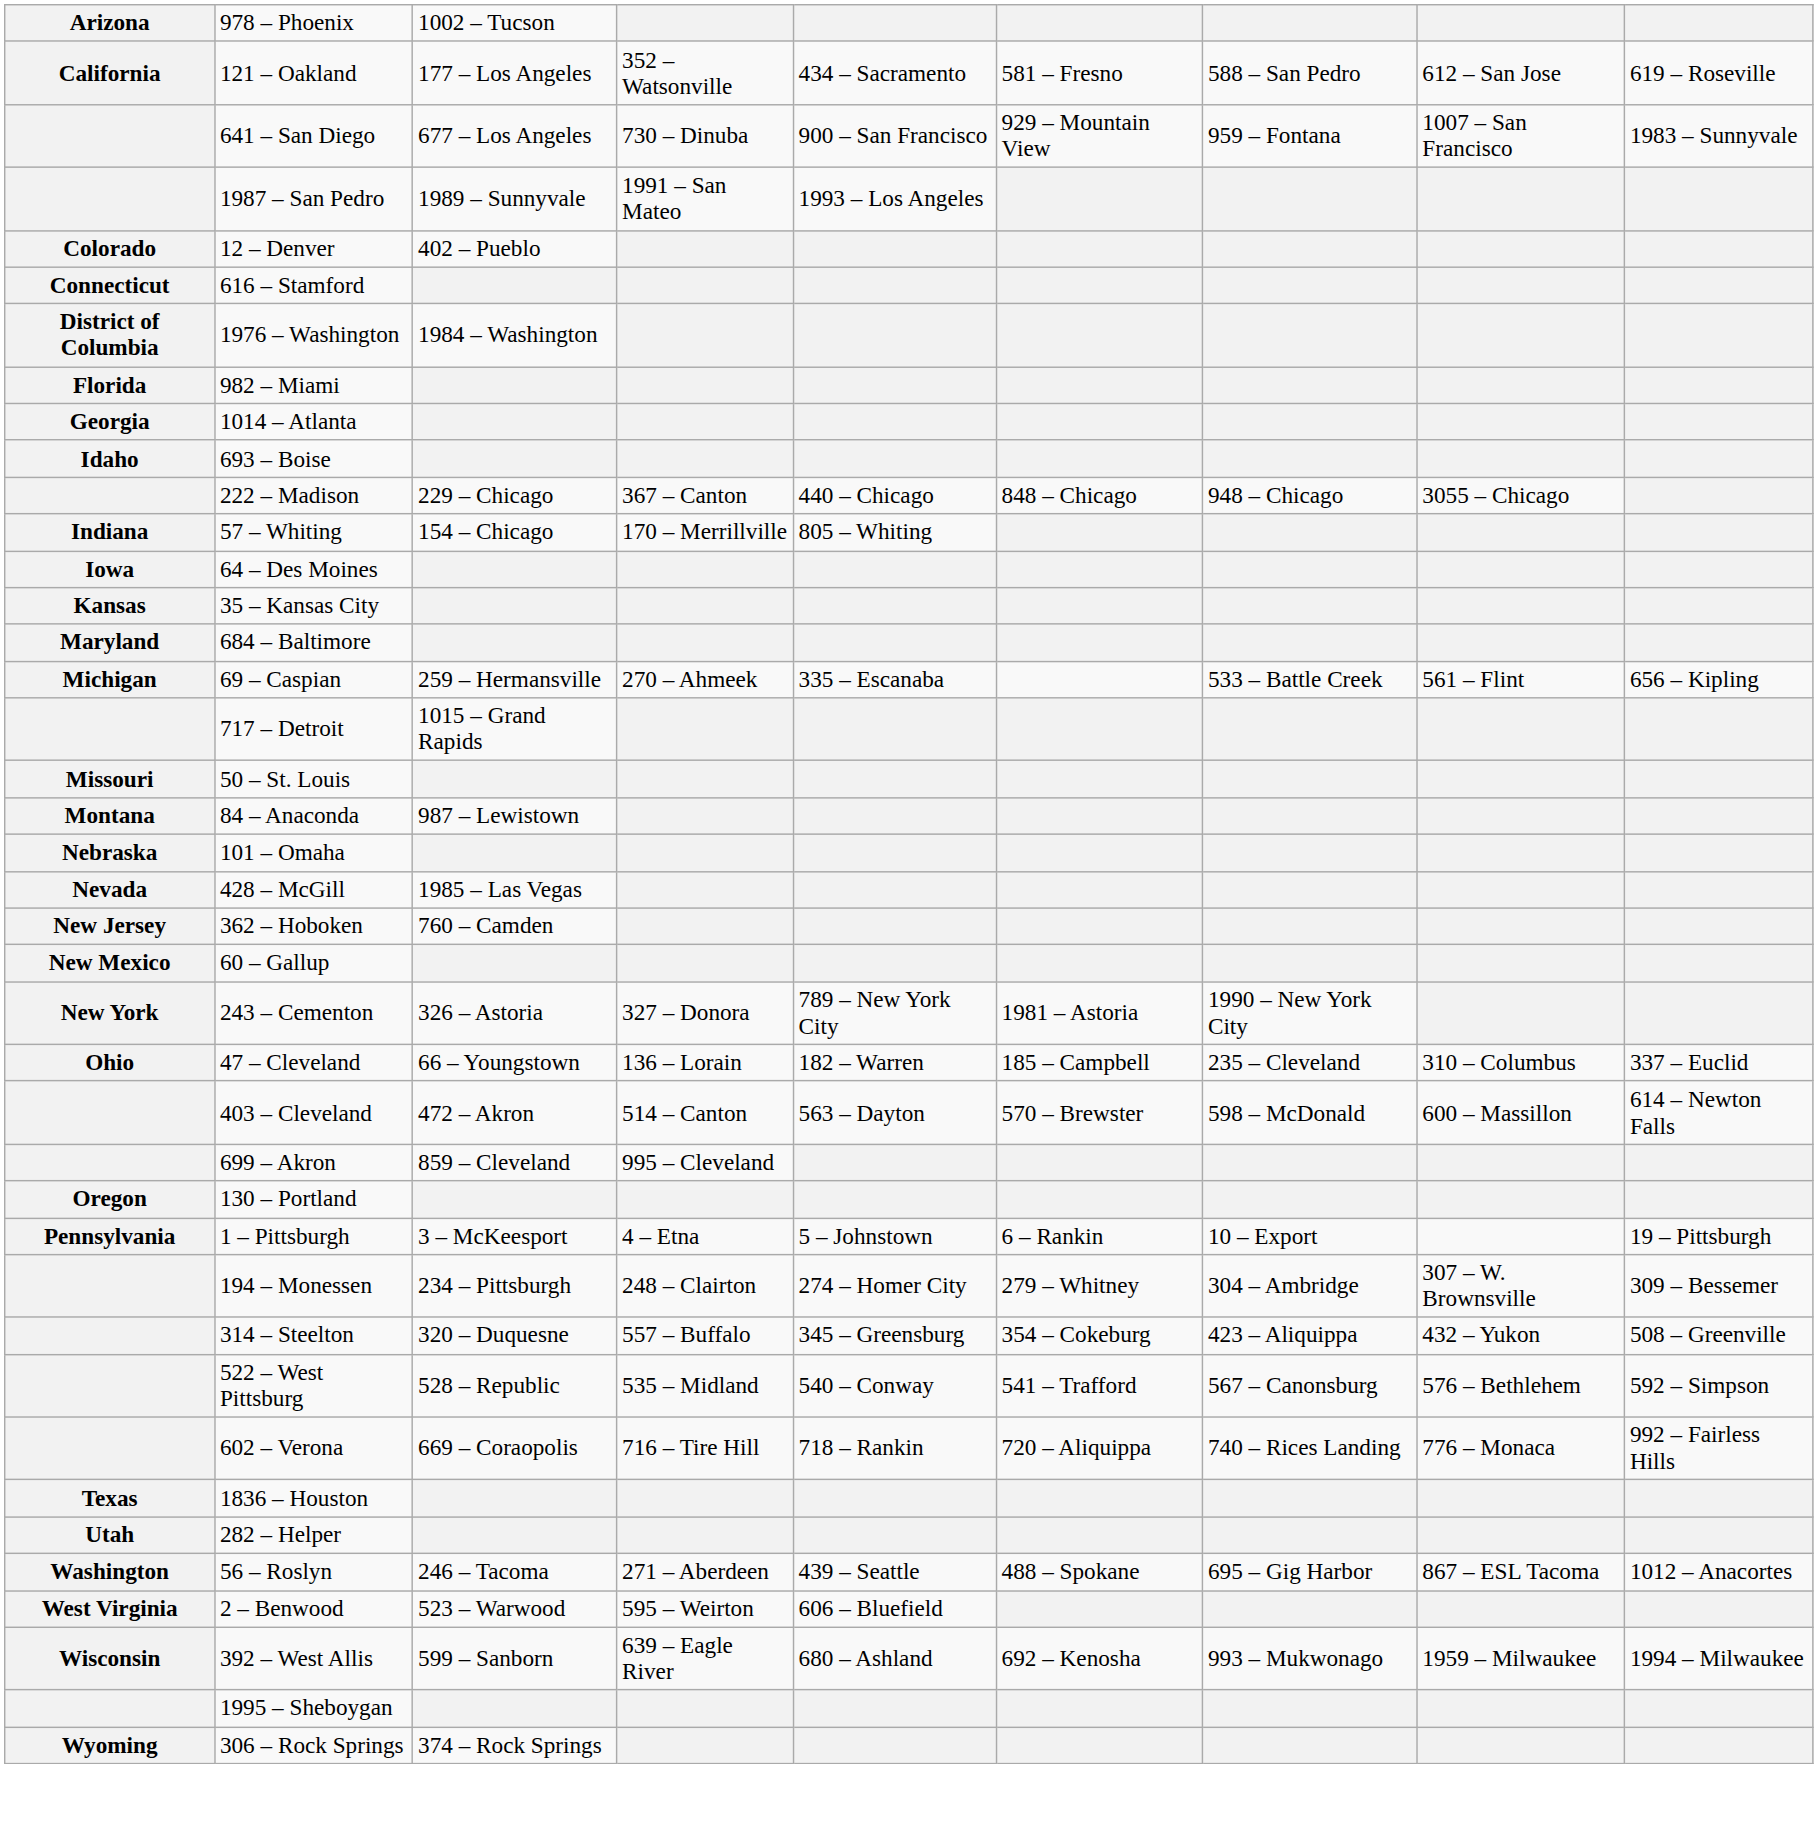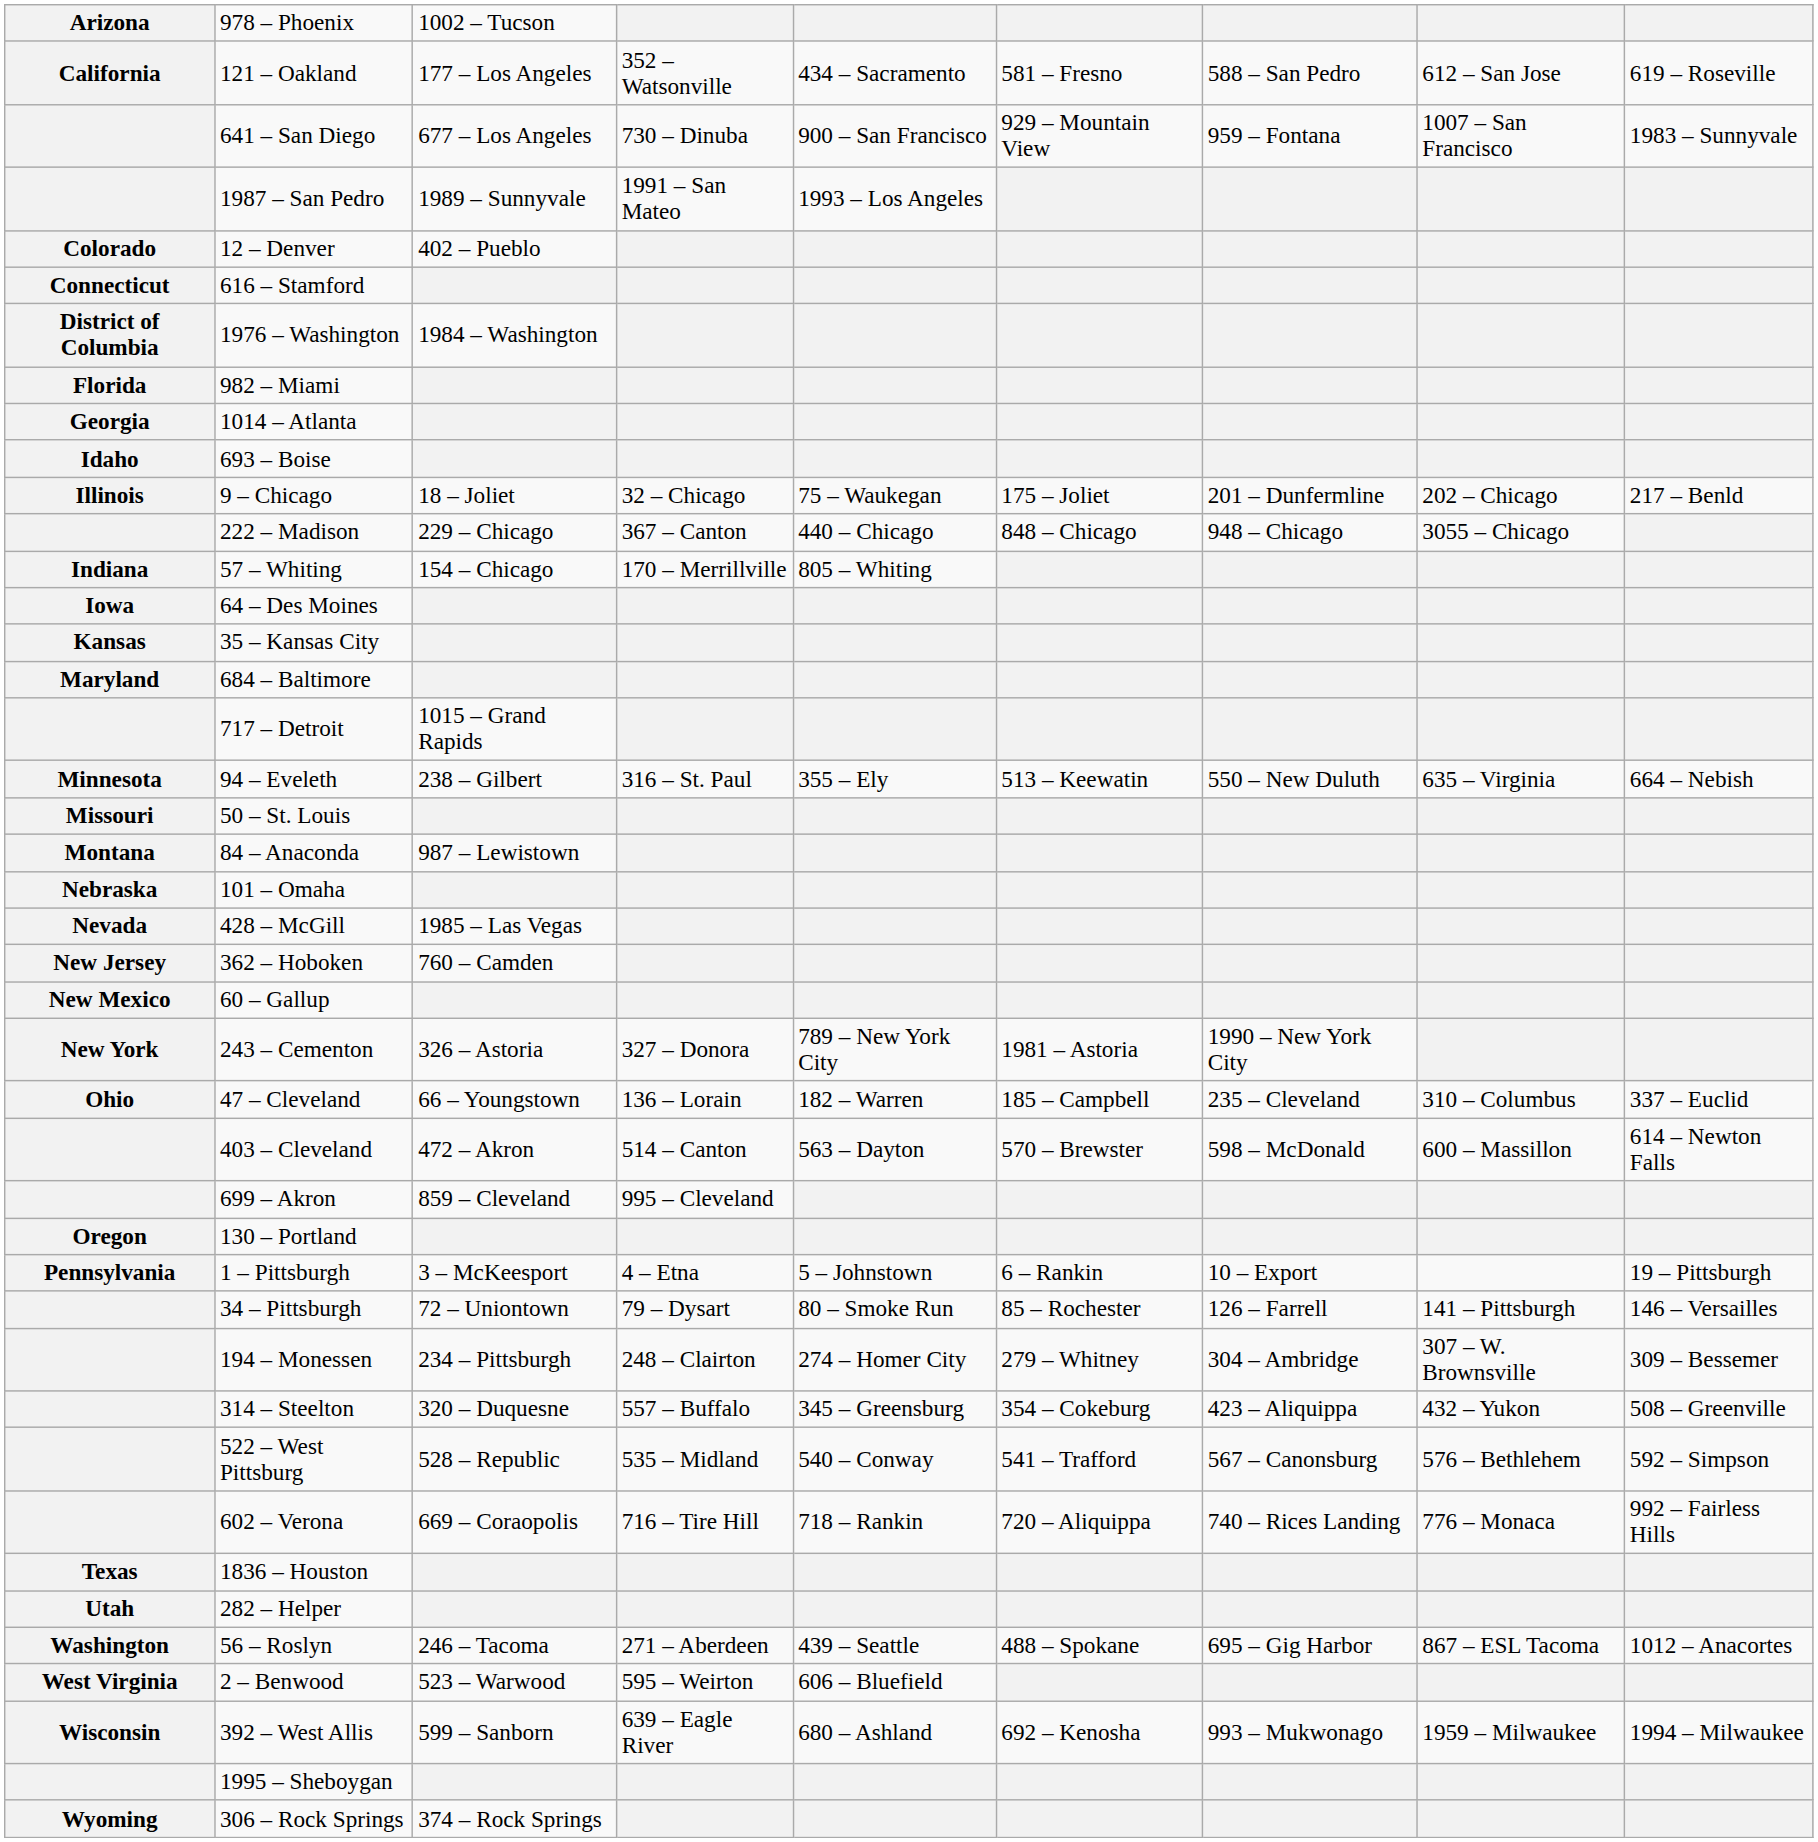+ row: (276, 495)
- row: (280, 679)
+ row: (279, 778)
+ row: (291, 1309)
